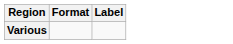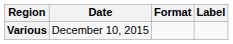+ column: (100, 13)
